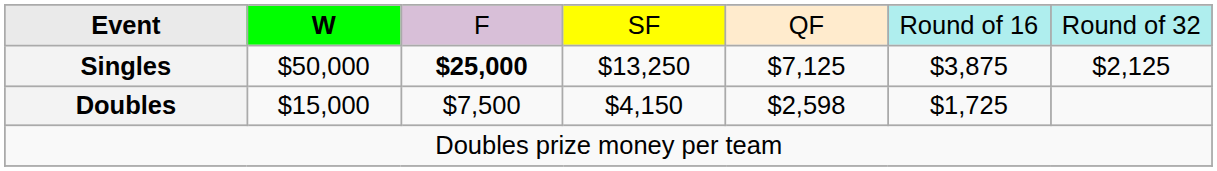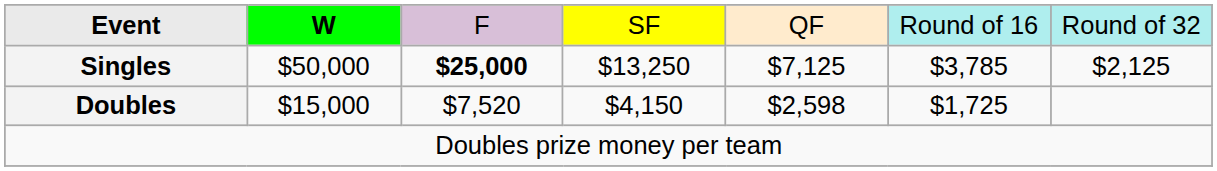(969, 66) $3,875 -> (969, 66) $3,785
(482, 106) $7,500 -> (482, 106) $7,520
